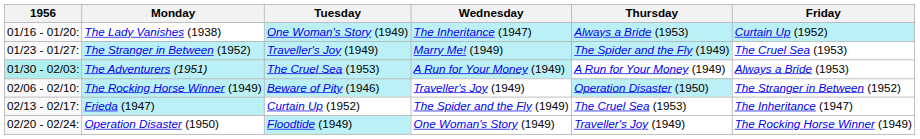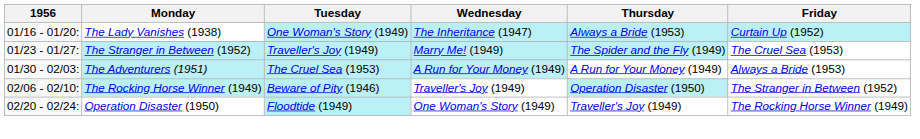(43, 69) paleturquoise background -> (43, 69) no background
- row: (120, 106)
